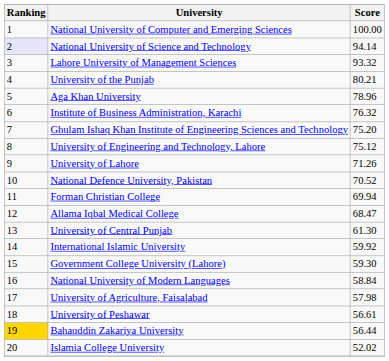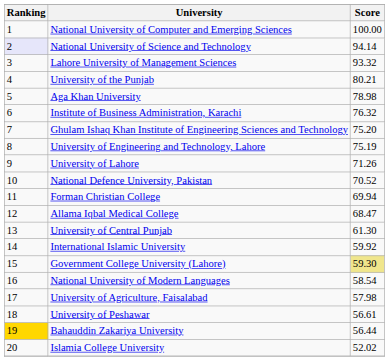(365, 96) 78.96 -> (365, 96) 78.98
(365, 146) 75.12 -> (365, 146) 75.19
(365, 264) no background -> (365, 264) khaki background
(365, 280) 58.84 -> (365, 280) 58.54
